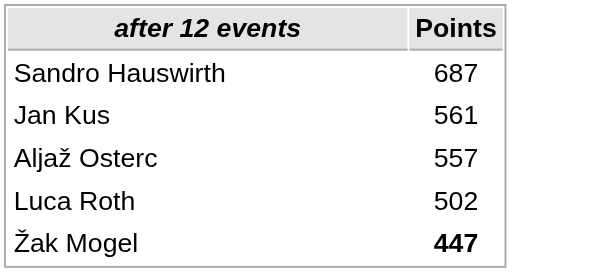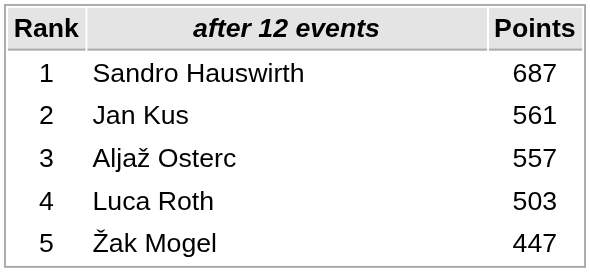+ column: (46, 28)
(456, 201) 502 -> (535, 201) 503
(456, 244) bold -> (535, 244) normal
